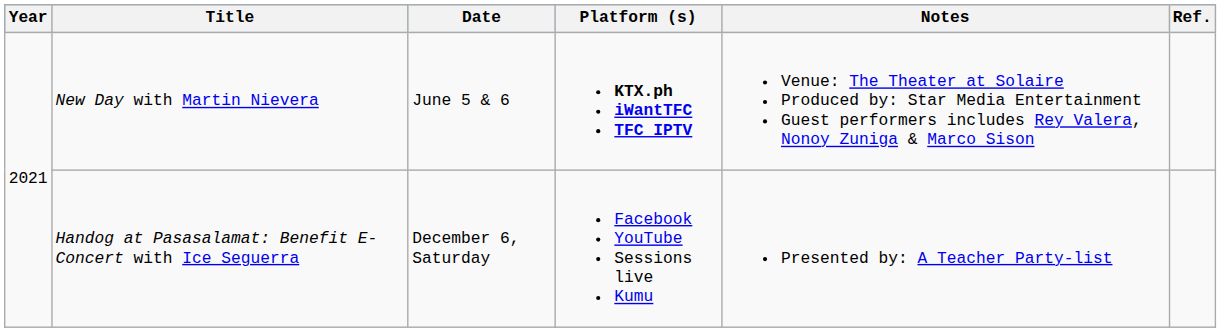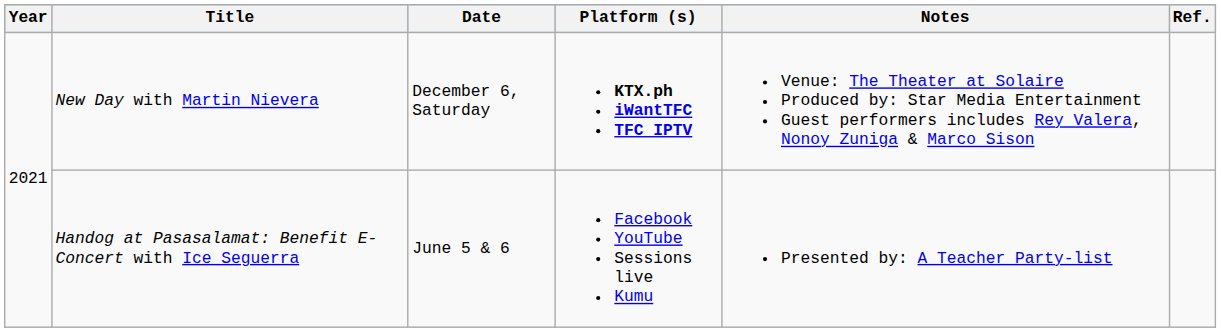(461, 101) June 5 & 6 -> (466, 101) December 6, Saturday
(466, 248) December 6, Saturday -> (461, 248) June 5 & 6
